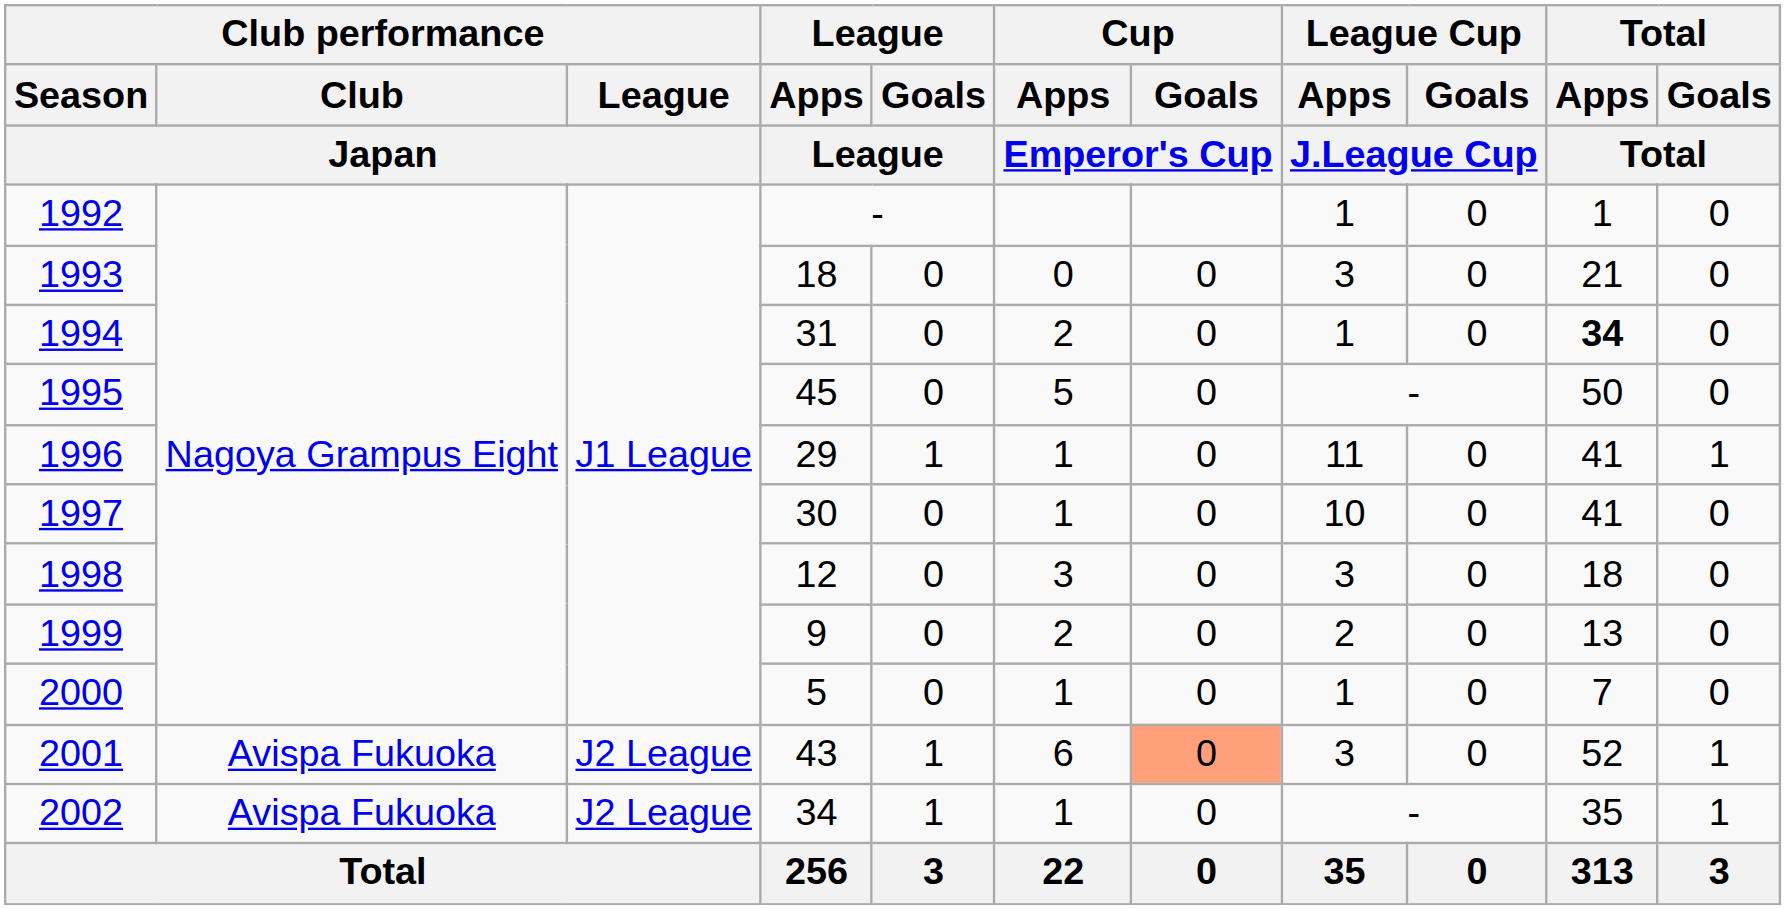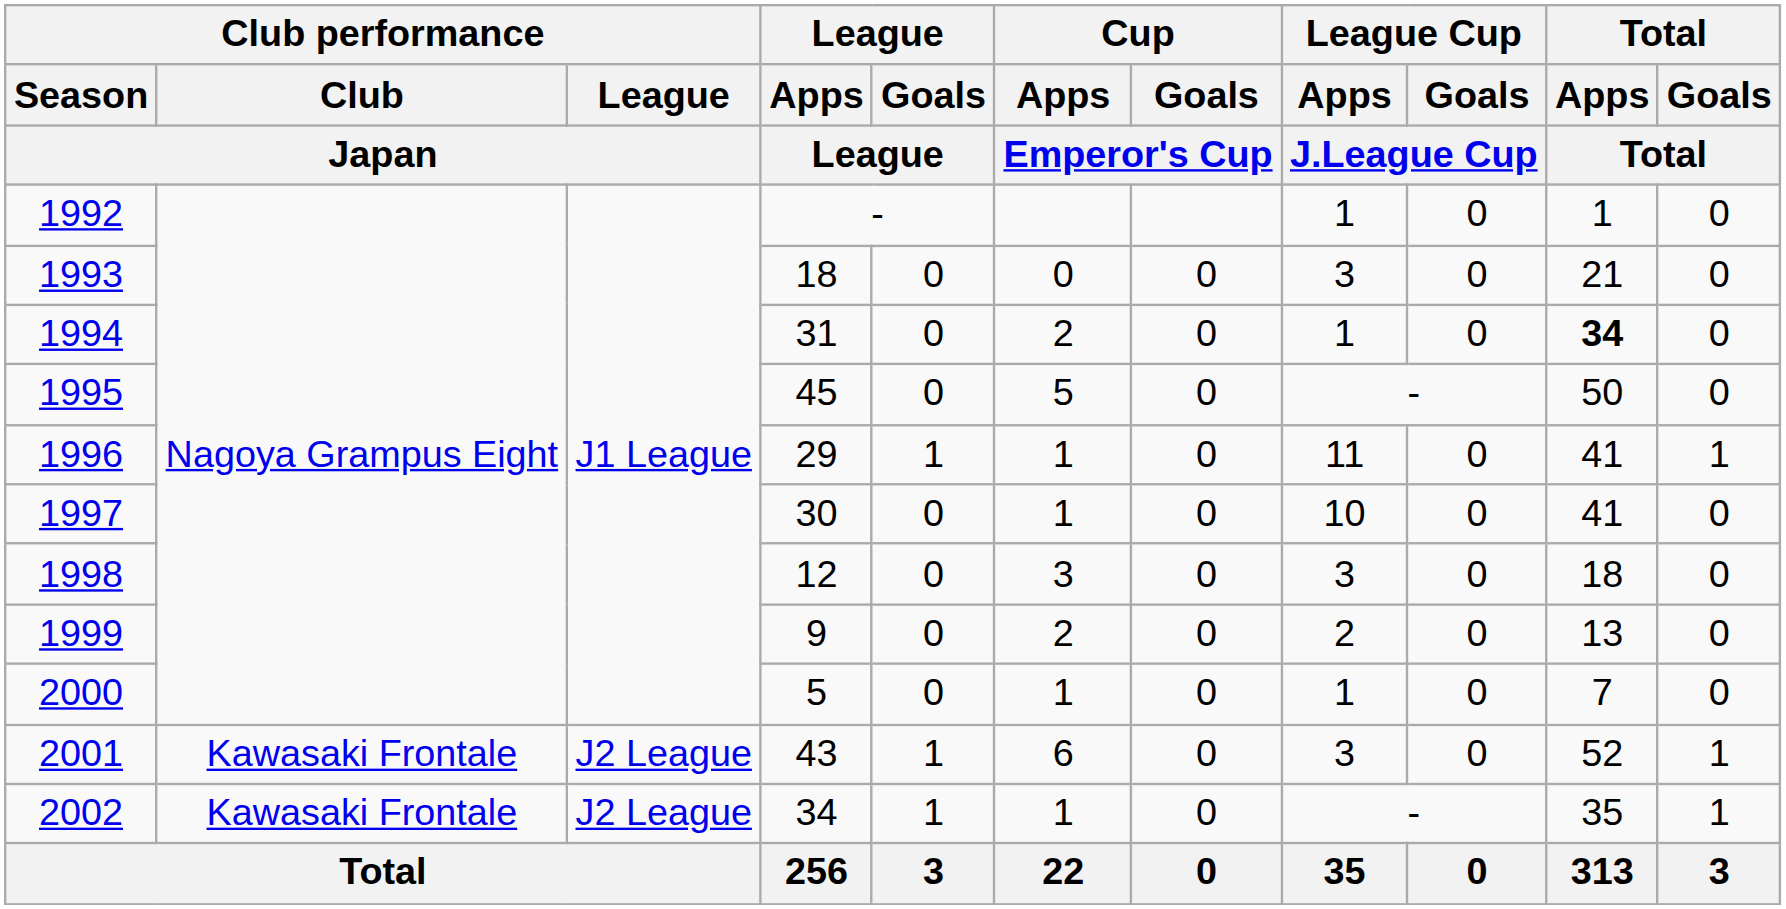(362, 753) Avispa Fukuoka -> (362, 753) Kawasaki Frontale
(1206, 753) lightsalmon background -> (1206, 753) no background
(362, 812) Avispa Fukuoka -> (362, 812) Kawasaki Frontale
